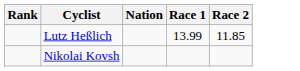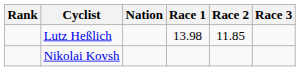+ column: (274, 14)
(188, 35) 13.99 -> (188, 35) 13.98
